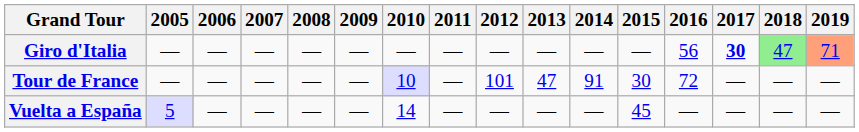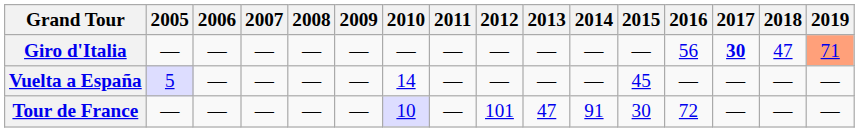(783, 50) lightgreen background -> (783, 50) no background
rows swapped: (75, 80) <-> (75, 111)
